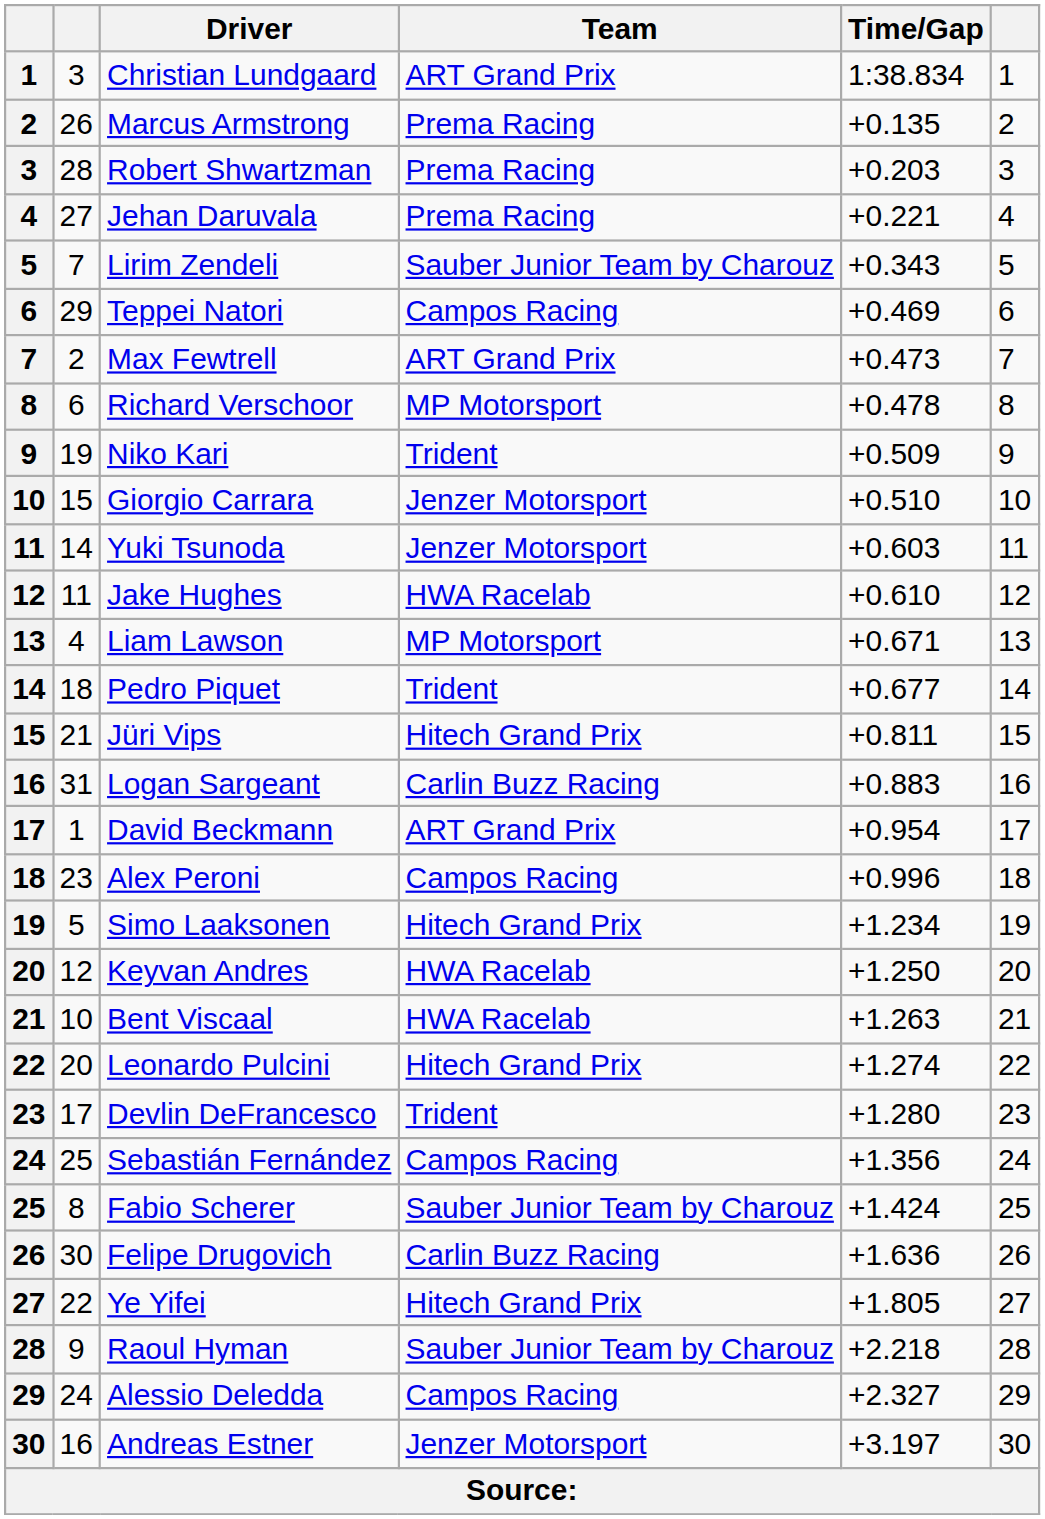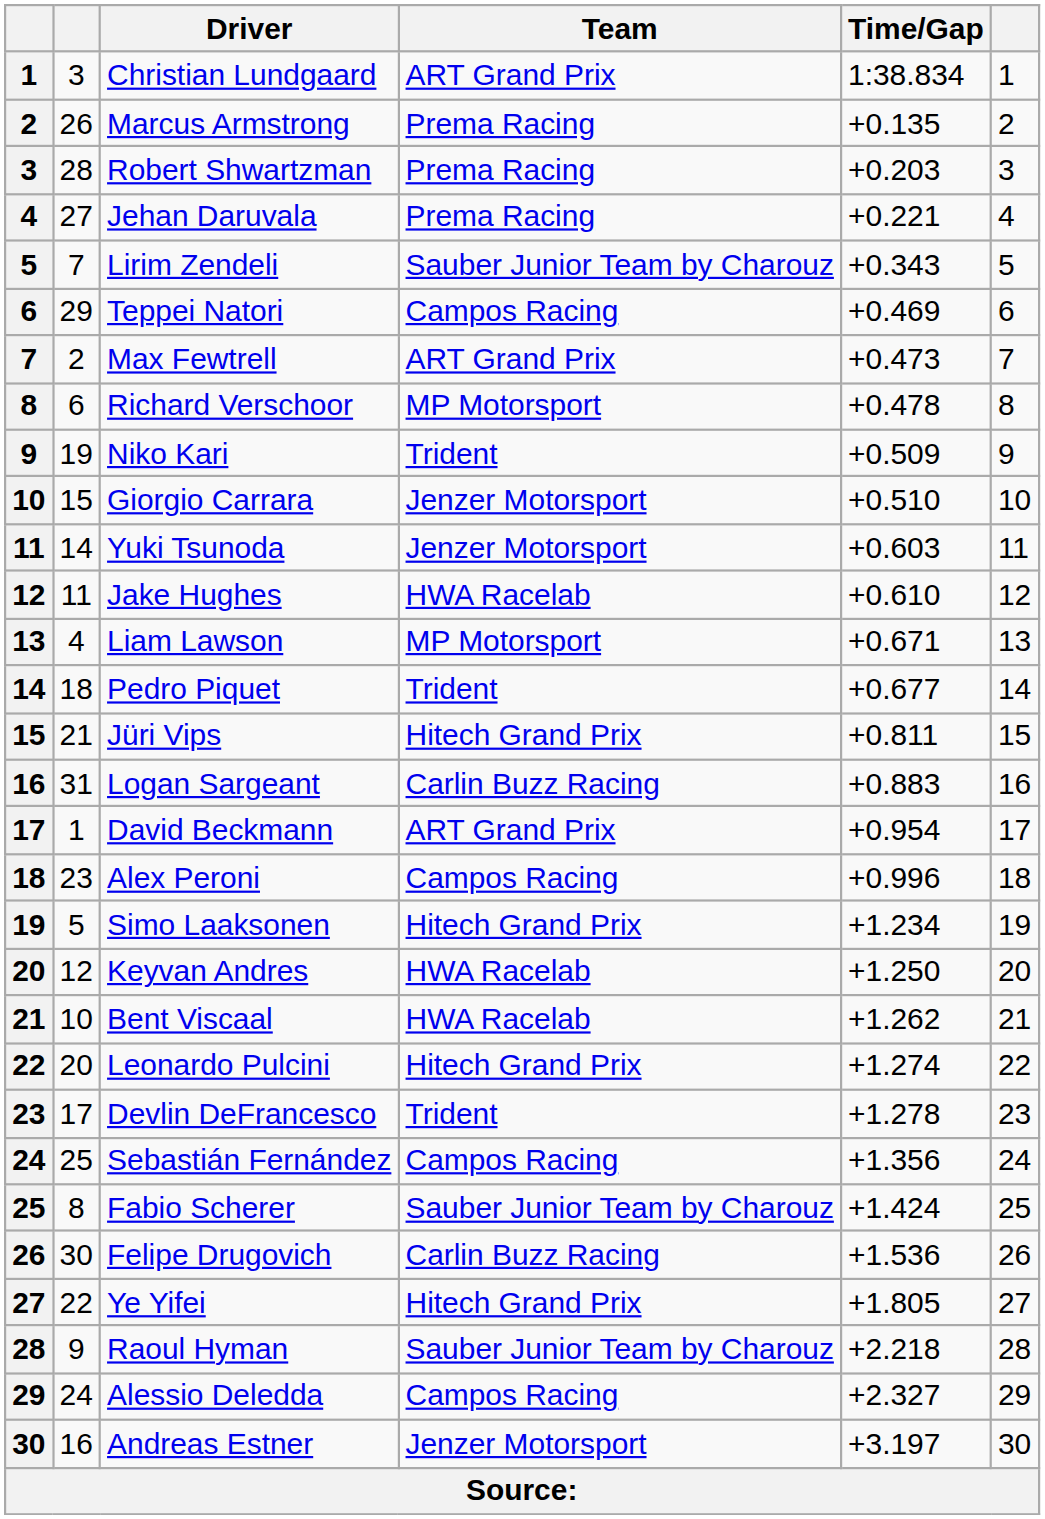(894, 1019) +1.263 -> (894, 1019) +1.262
(894, 1113) +1.280 -> (894, 1113) +1.278
(894, 1254) +1.636 -> (894, 1254) +1.536
